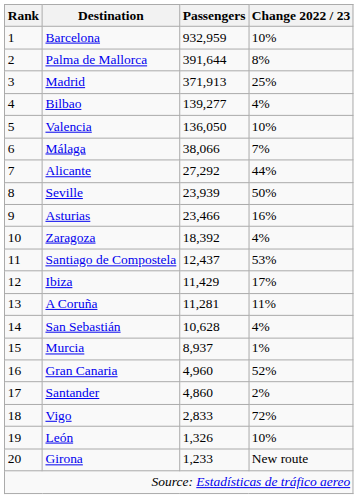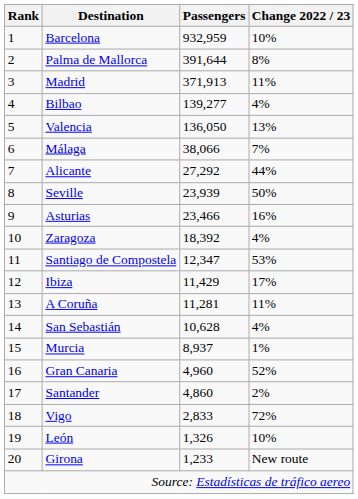(264, 81) 25% -> (264, 81) 11%
(264, 126) 10% -> (264, 126) 13%
(201, 259) 12,437 -> (201, 259) 12,347
